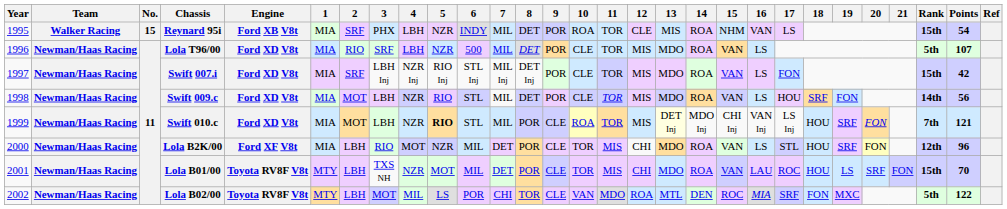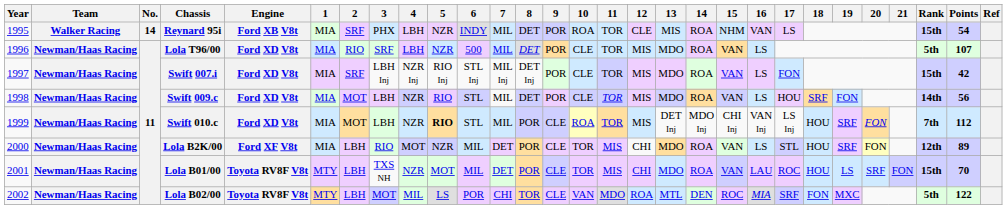(150, 31) 15 -> (150, 31) 14
(671, 121) lightyellow background -> (671, 121) no background
(964, 122) 121 -> (964, 122) 112
(964, 146) 96 -> (964, 146) 89
